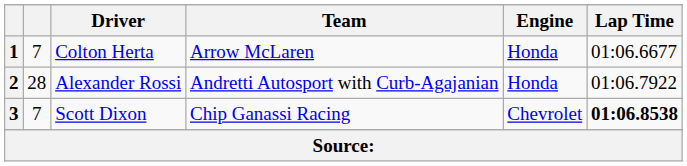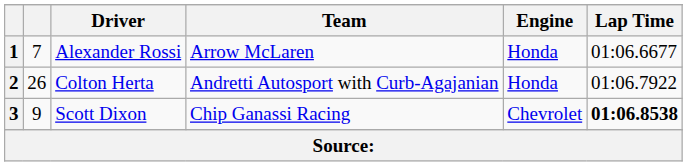(104, 51) Colton Herta -> (118, 51) Alexander Rossi
(37, 83) 28 -> (37, 83) 26
(118, 83) Alexander Rossi -> (104, 83) Colton Herta
(37, 114) 7 -> (37, 114) 9
